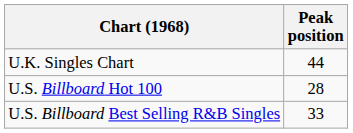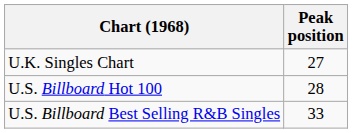(316, 62) 44 -> (316, 62) 27
